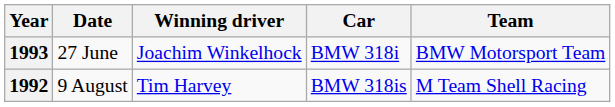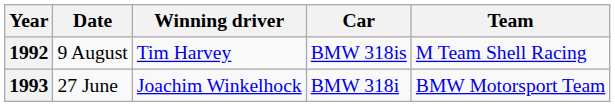rows swapped: (29, 53) <-> (29, 85)
